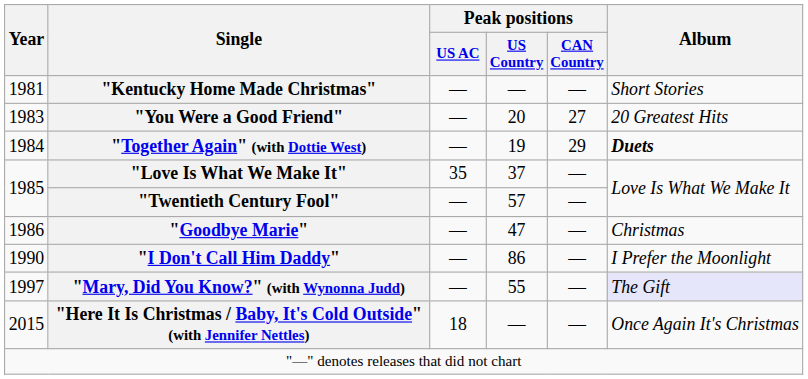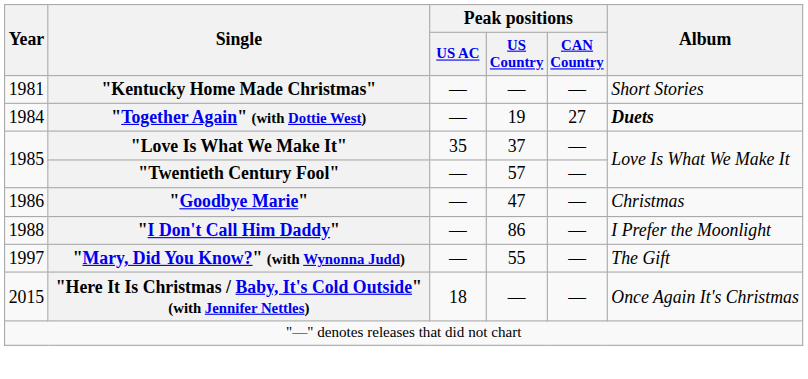- row: (239, 117)
(577, 145) 29 -> (577, 117) 27
(26, 258) 1990 -> (26, 230) 1988
(641, 286) lavender background -> (641, 258) no background
